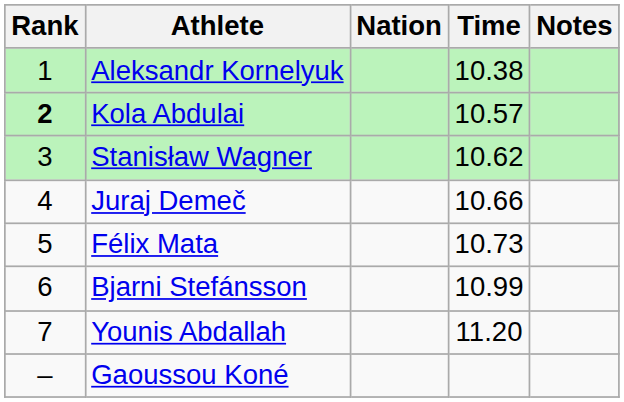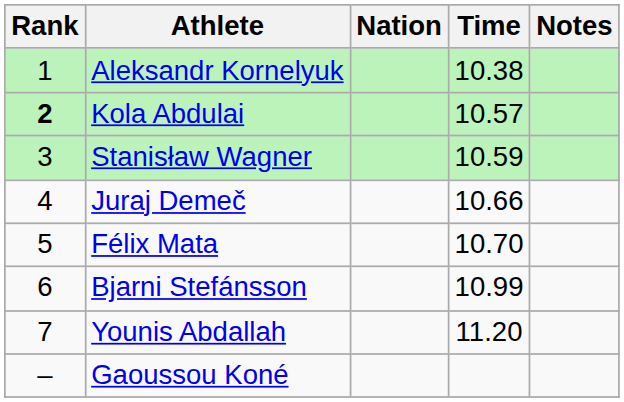(489, 157) 10.62 -> (489, 157) 10.59
(489, 244) 10.73 -> (489, 244) 10.70
